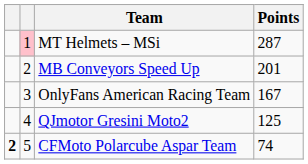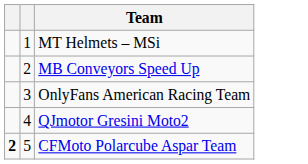- column: (278, 17)
(27, 43) pink background -> (27, 43) no background
